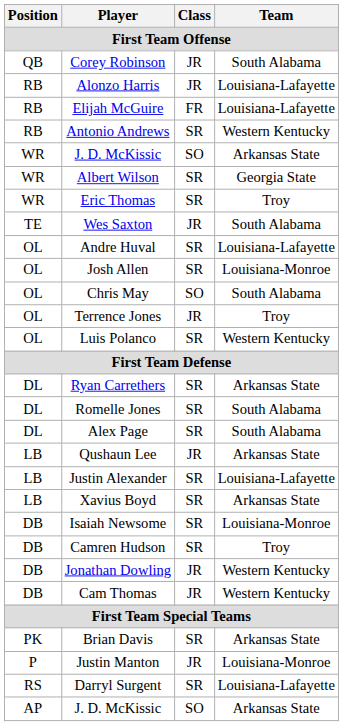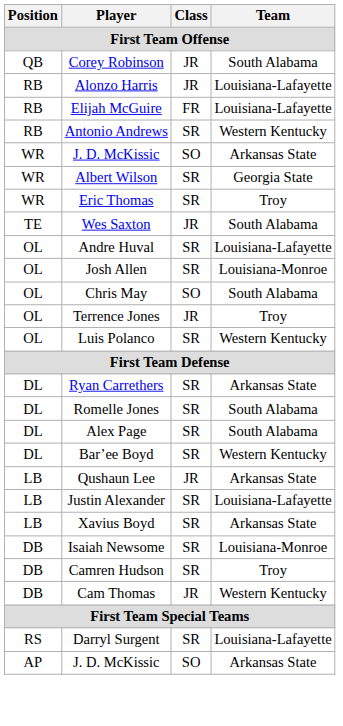+ row: (33, 454)
- row: (33, 570)
- row: (33, 639)
- row: (33, 662)
